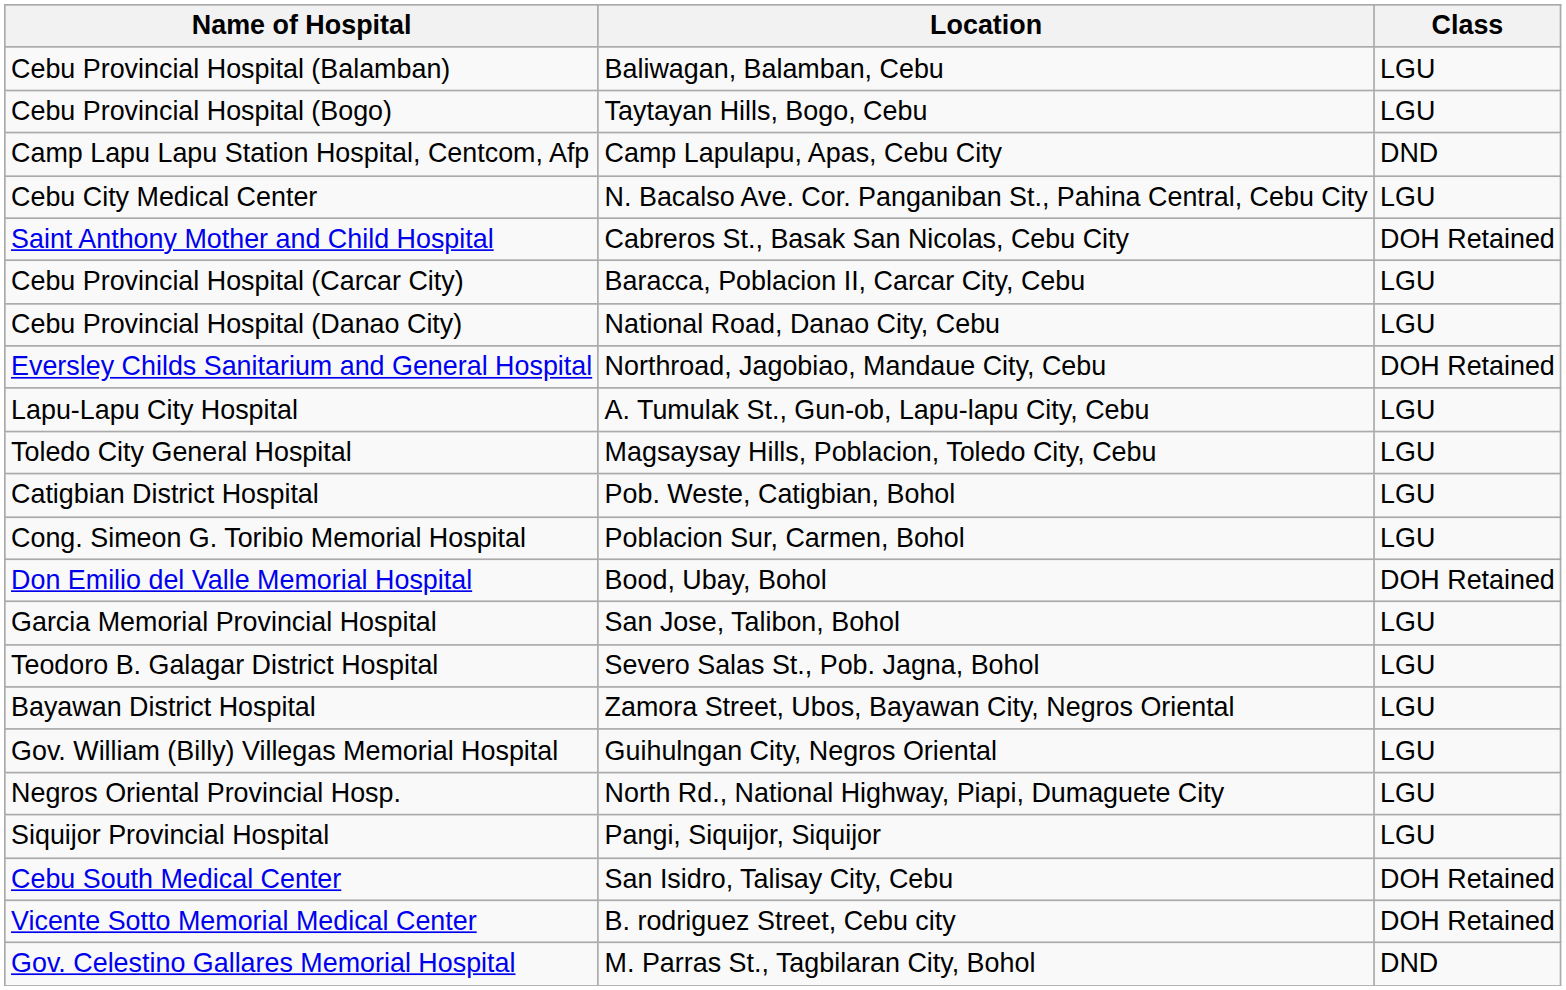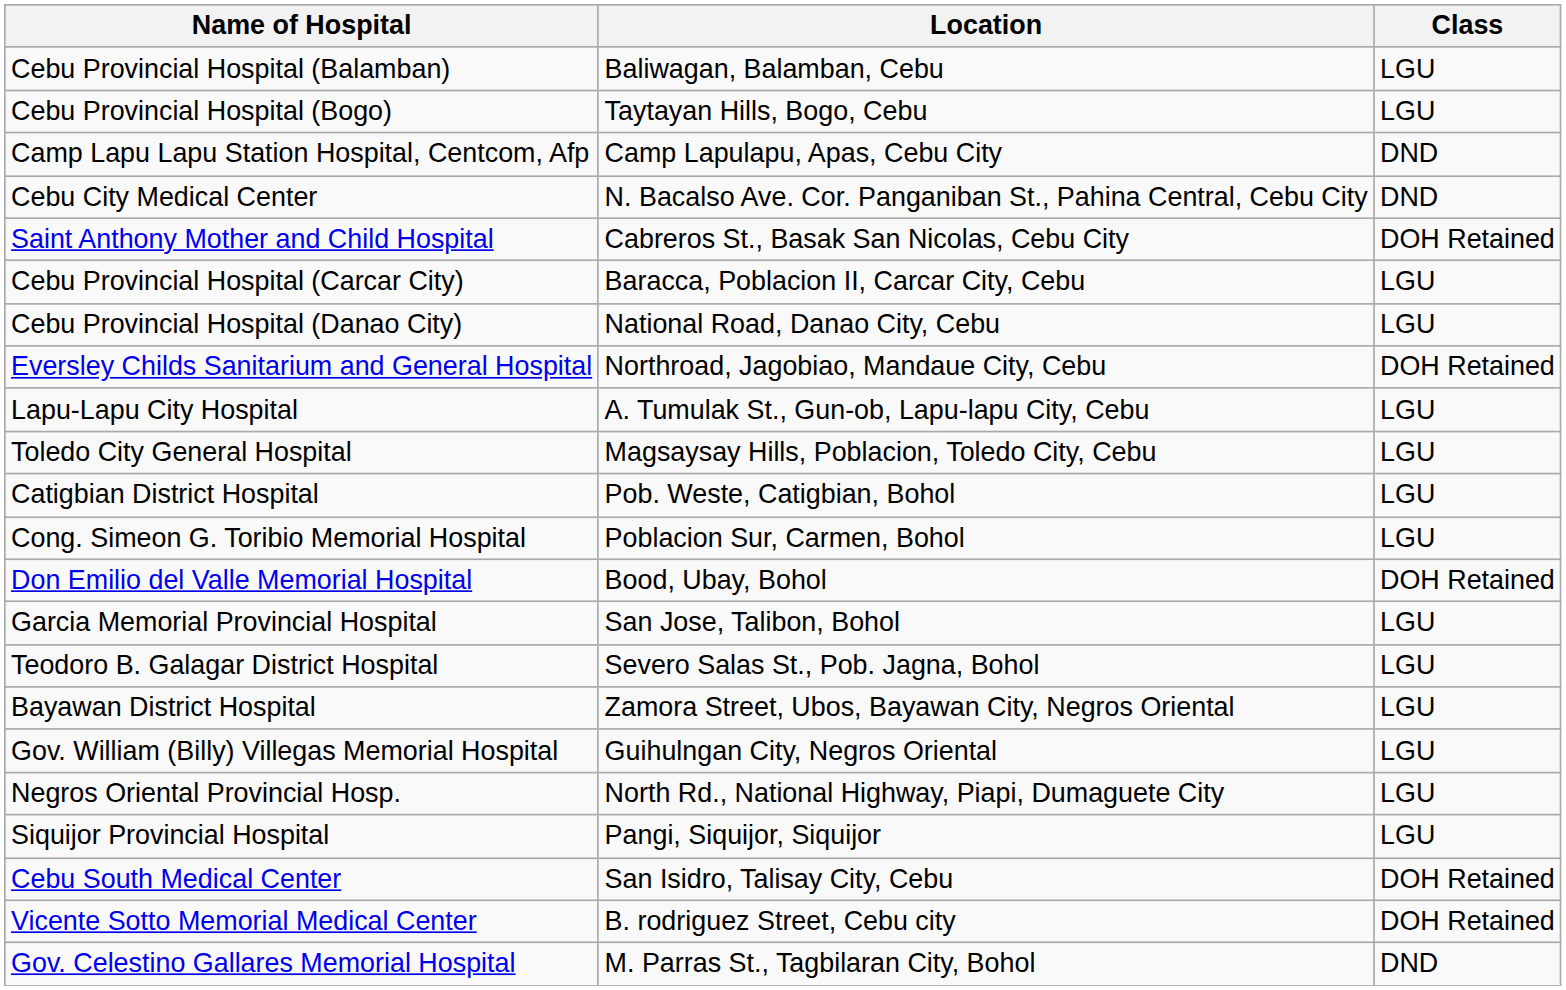(1408, 196) LGU -> (1409, 196) DND
